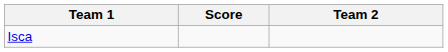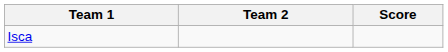columns swapped: (356, 15) <-> (224, 15)
